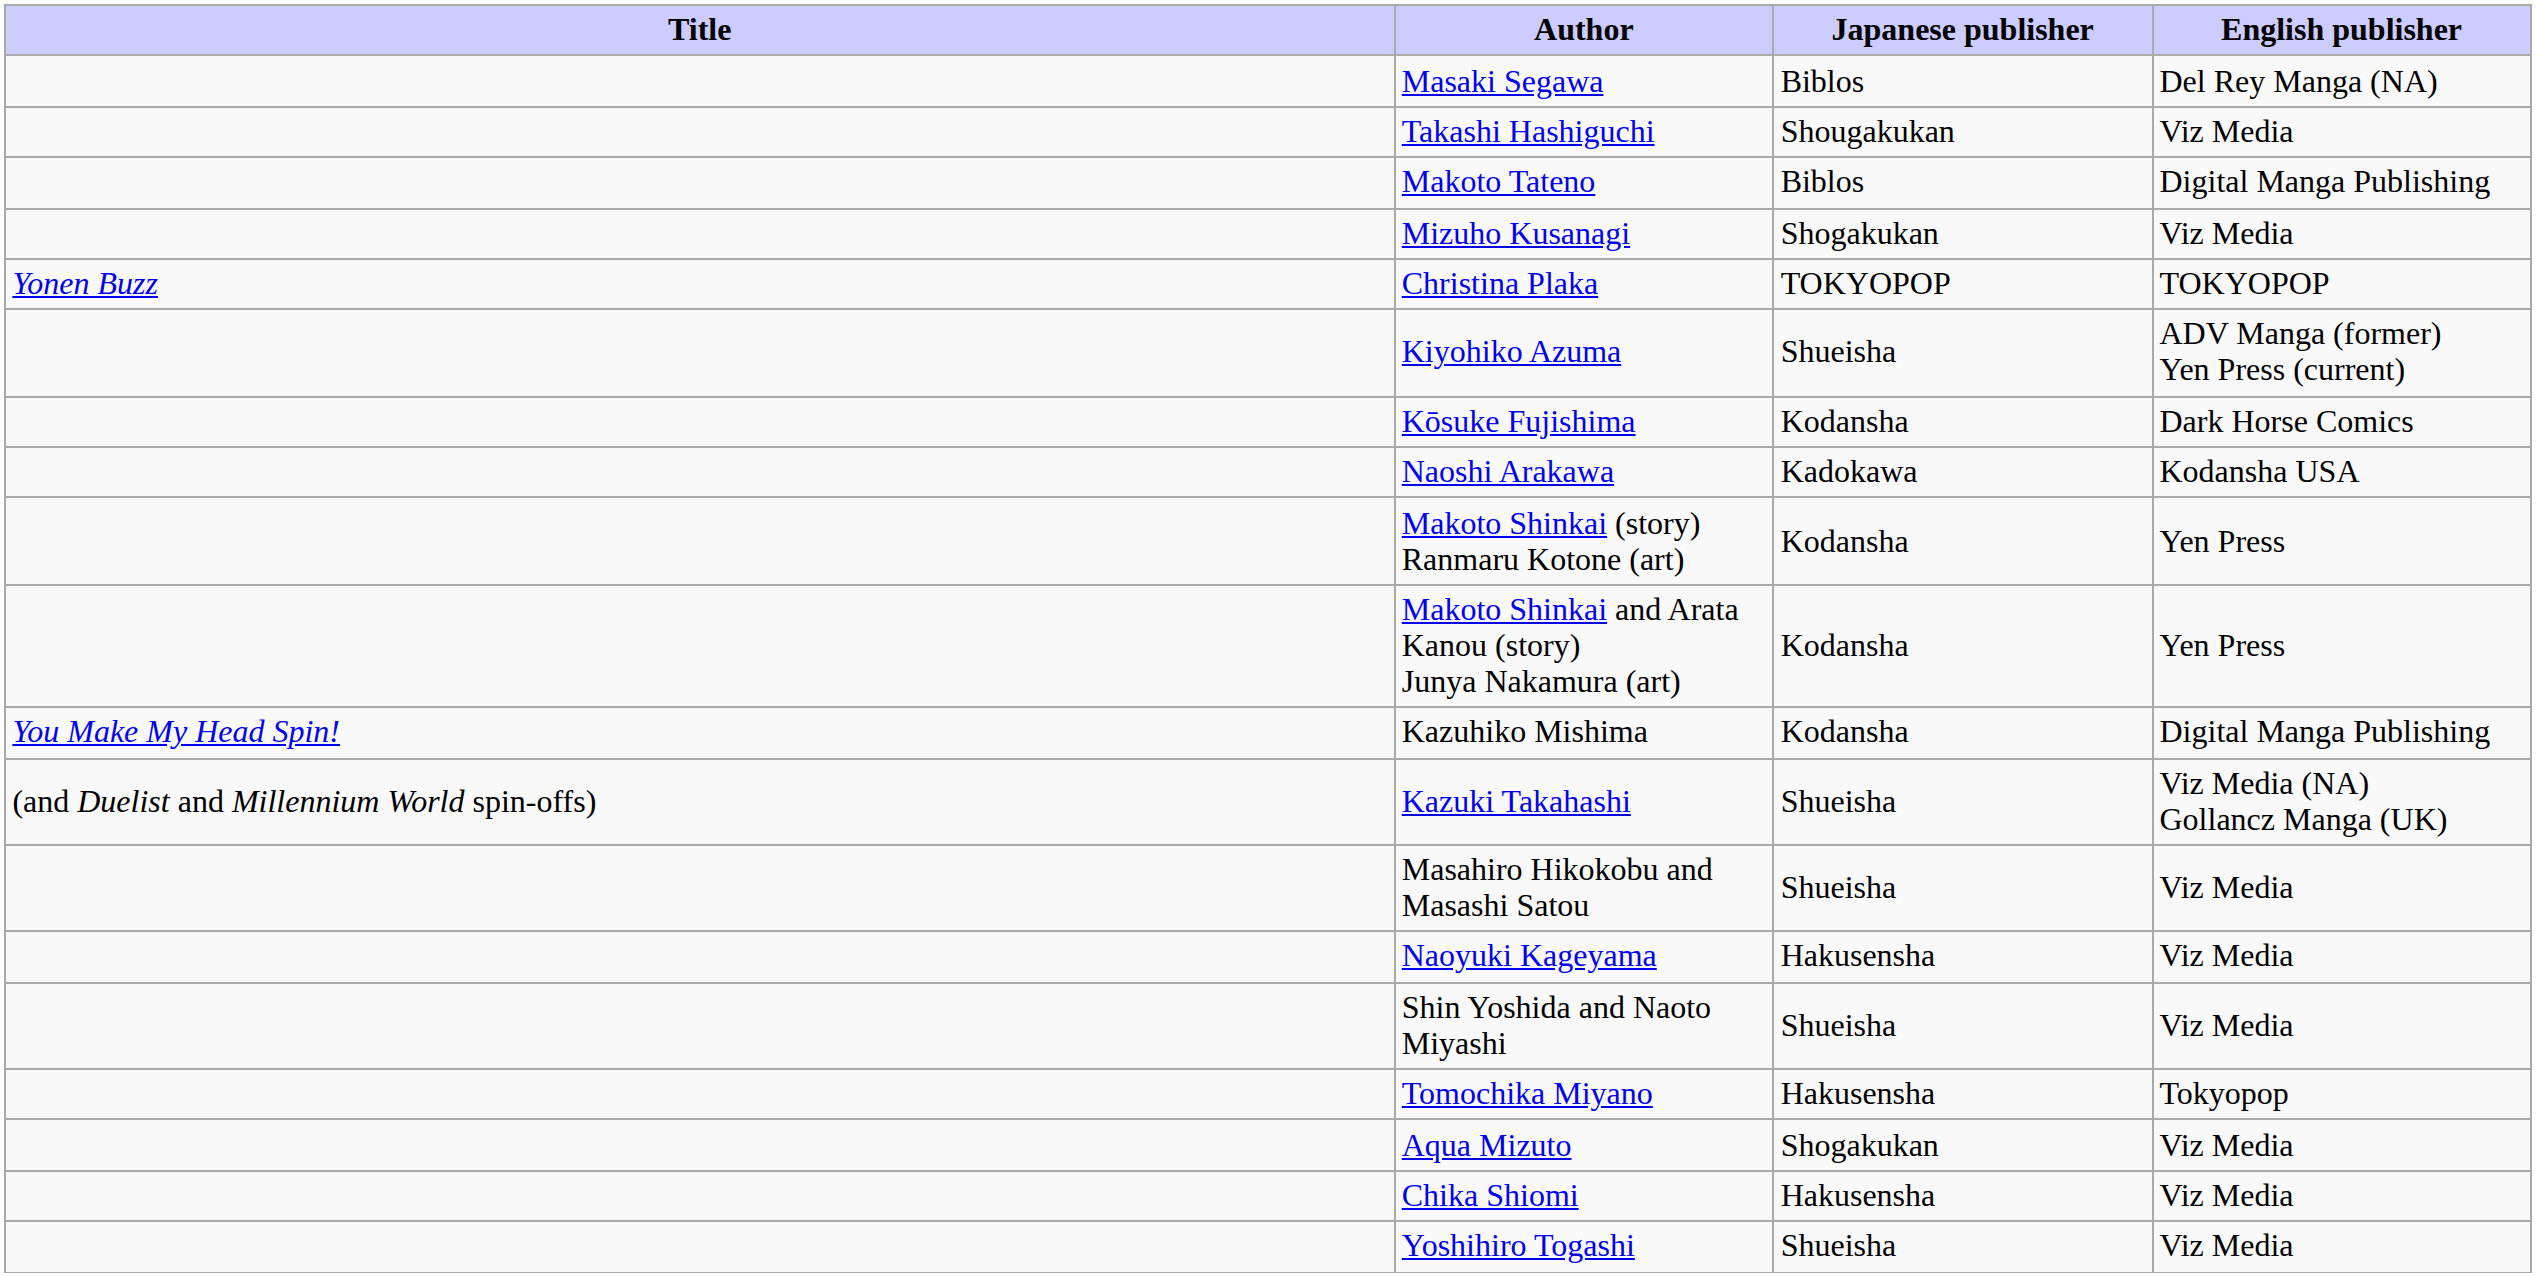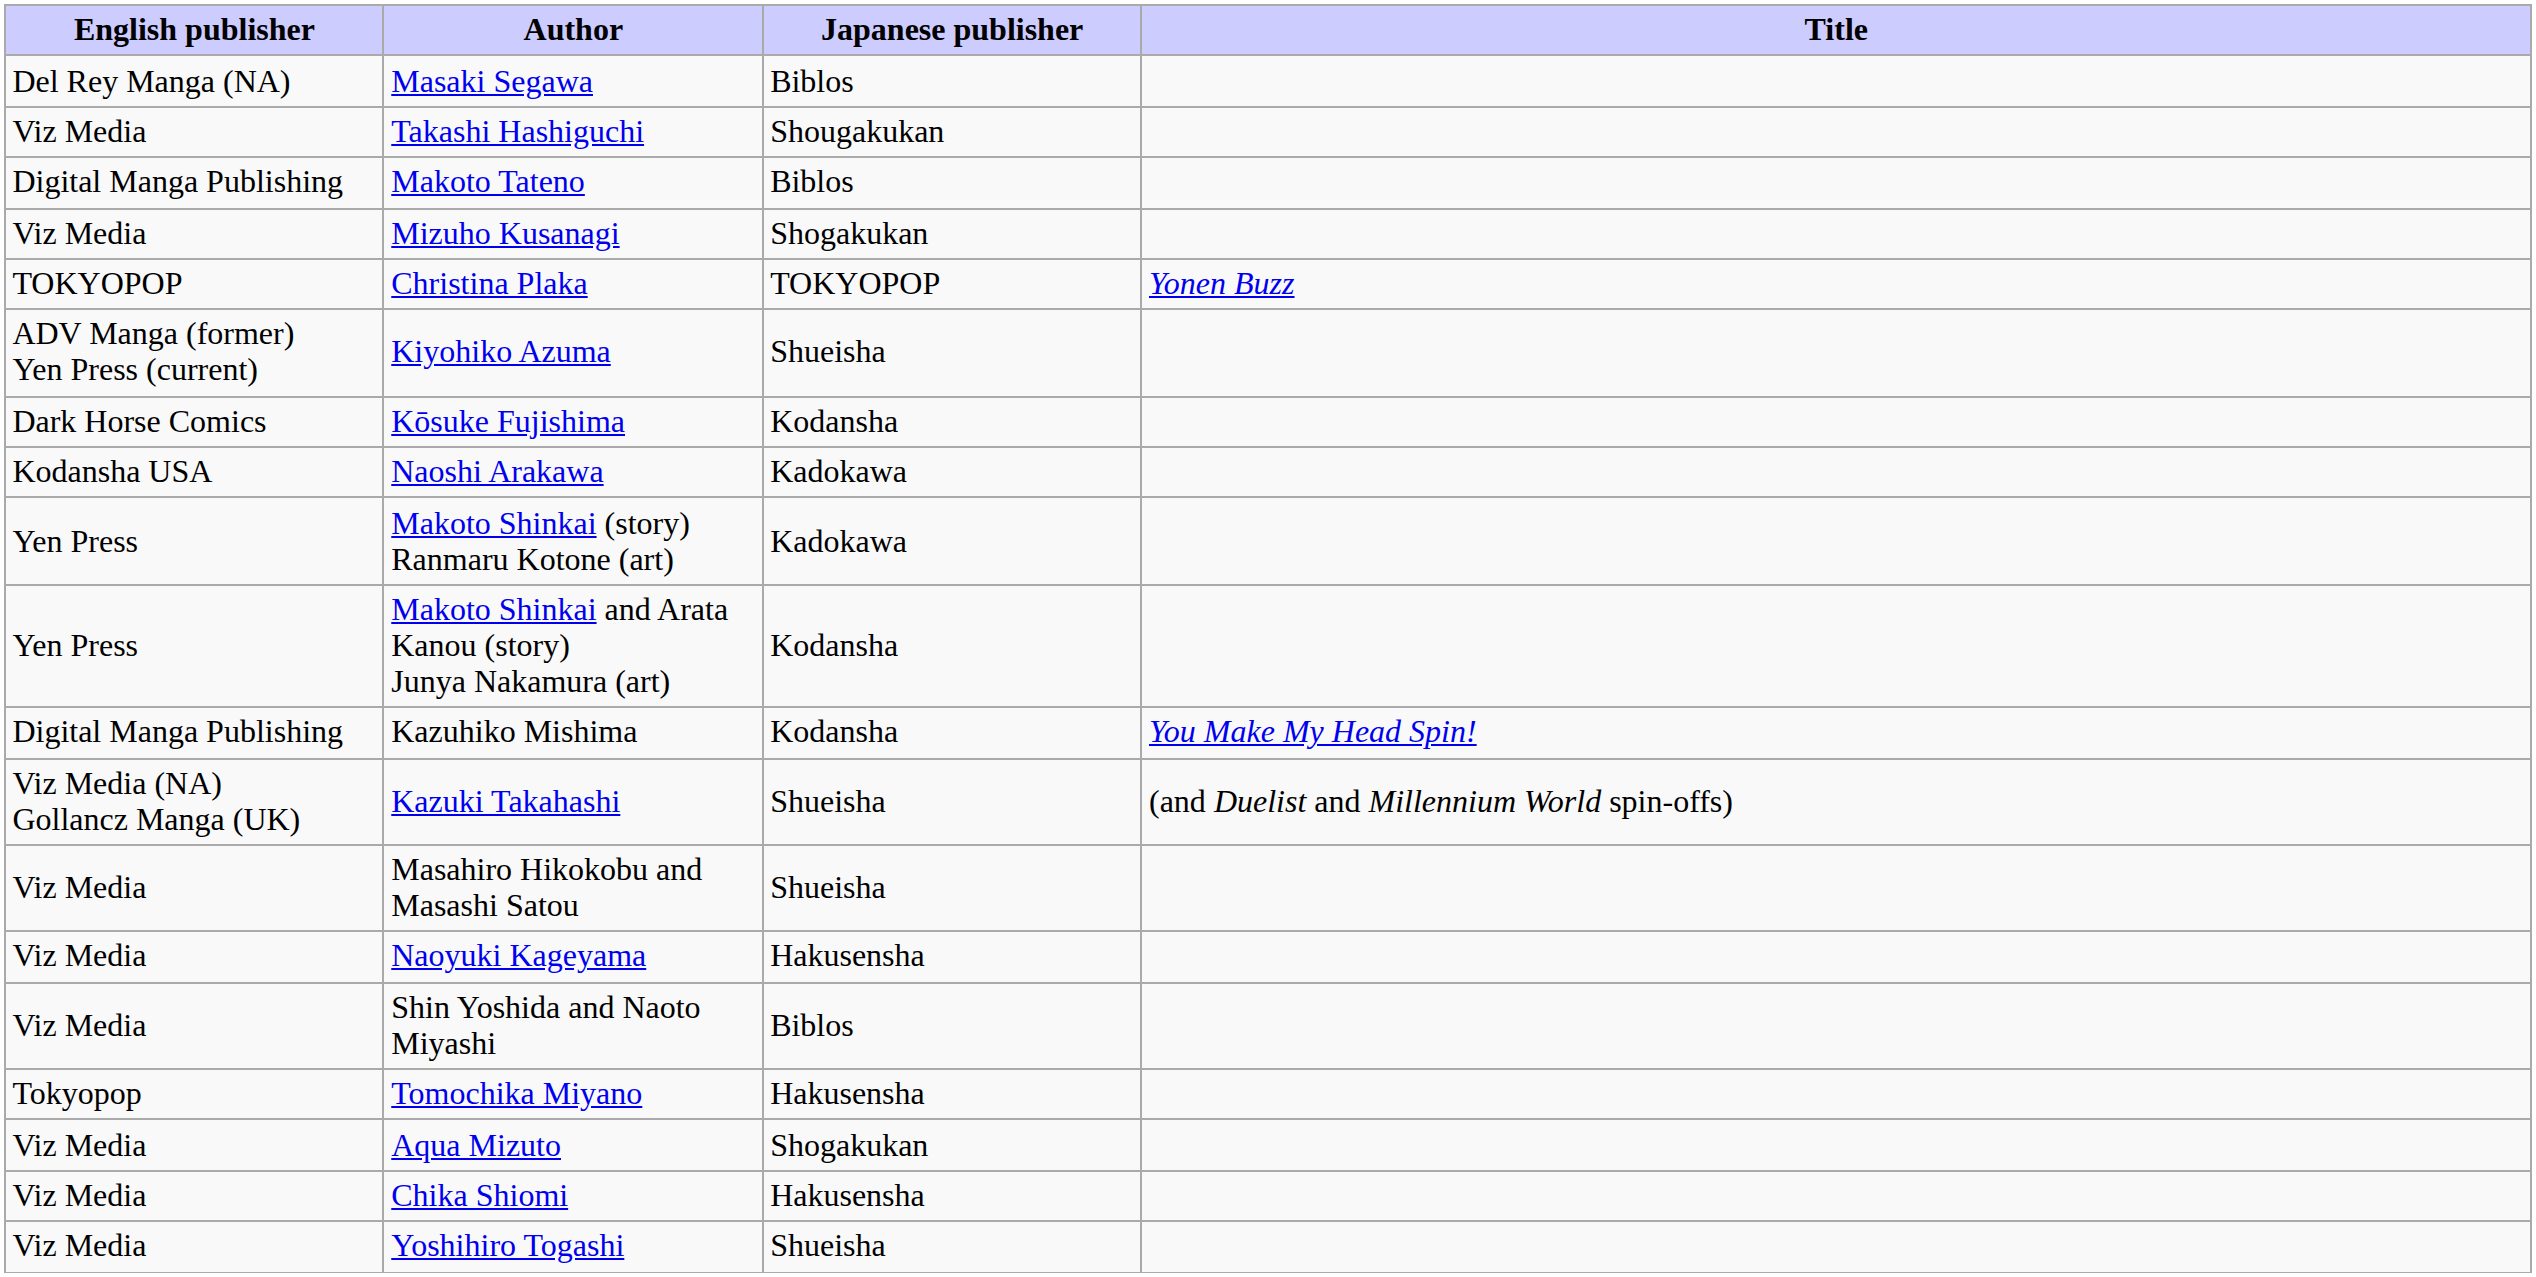columns swapped: (700, 29) <-> (2342, 29)
(1845, 540) Kodansha -> (839, 540) Kadokawa
(1838, 1025) Shueisha -> (812, 1025) Biblos
